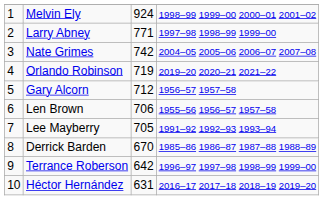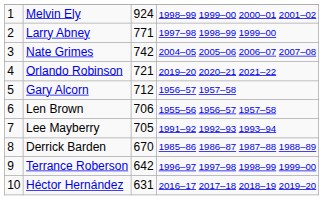(144, 71) 719 -> (144, 71) 721
